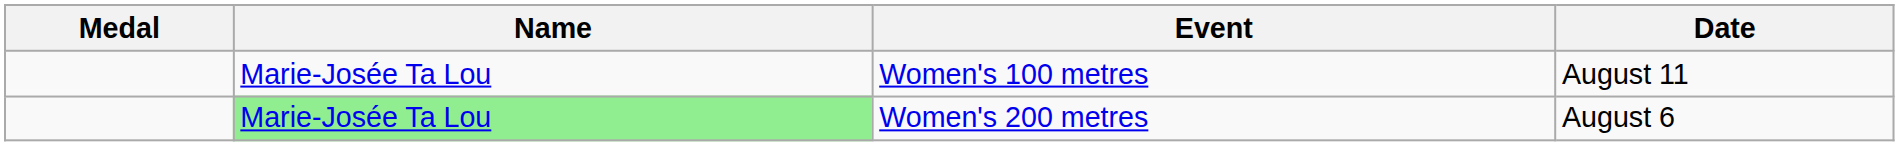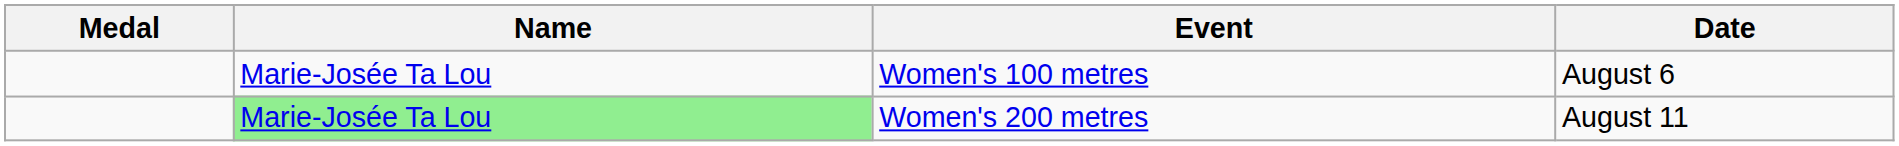(1625, 73) August 11 -> (1618, 73) August 6
(1618, 119) August 6 -> (1625, 119) August 11
